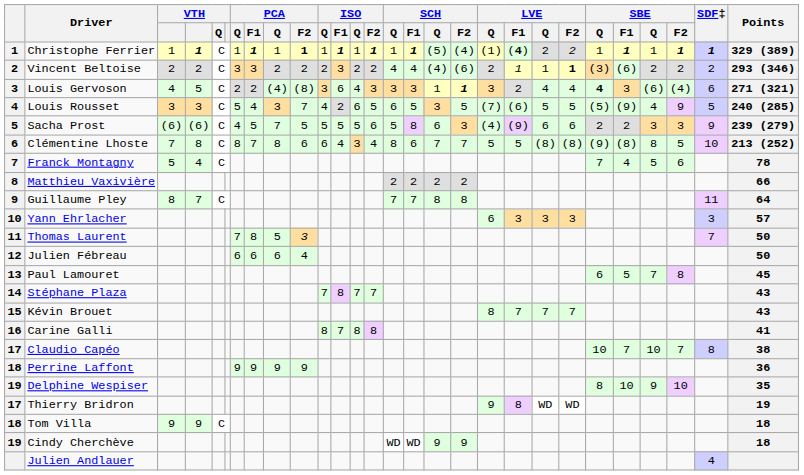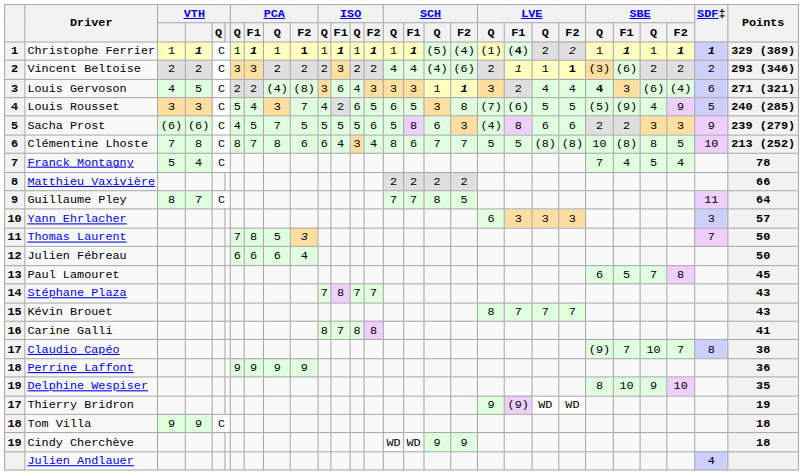(464, 107) 5 -> (464, 107) 8
(518, 126) (9) -> (518, 126) 8
(599, 144) (9) -> (599, 144) 10
(681, 163) 6 -> (681, 163) 4
(464, 200) 8 -> (464, 200) 5
(599, 349) 10 -> (599, 349) (9)
(518, 405) 8 -> (518, 405) (9)
